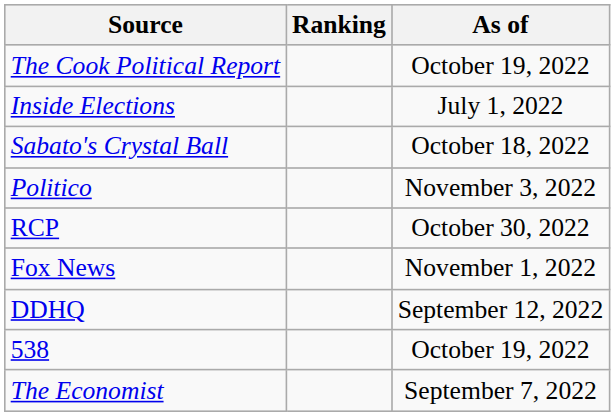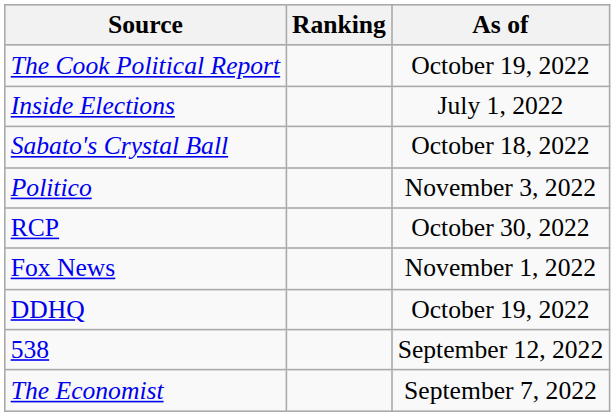(500, 308) September 12, 2022 -> (500, 308) October 19, 2022
(500, 349) October 19, 2022 -> (500, 349) September 12, 2022
